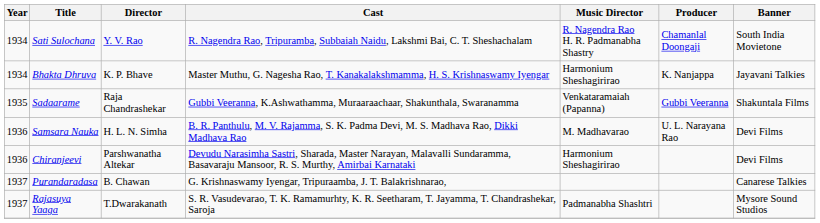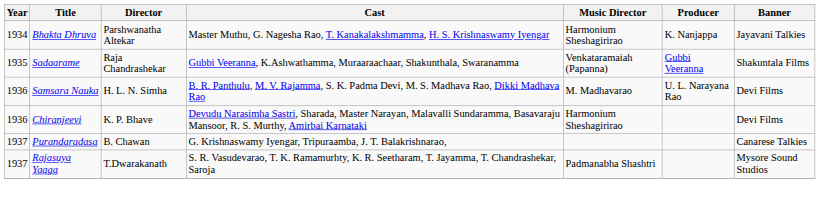- row: (64, 40)
(128, 74) K. P. Bhave -> (132, 35) Parshwanatha Altekar
(132, 159) Parshwanatha Altekar -> (128, 119) K. P. Bhave
